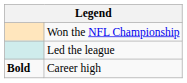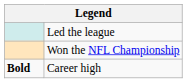rows swapped: (113, 31) <-> (81, 50)
